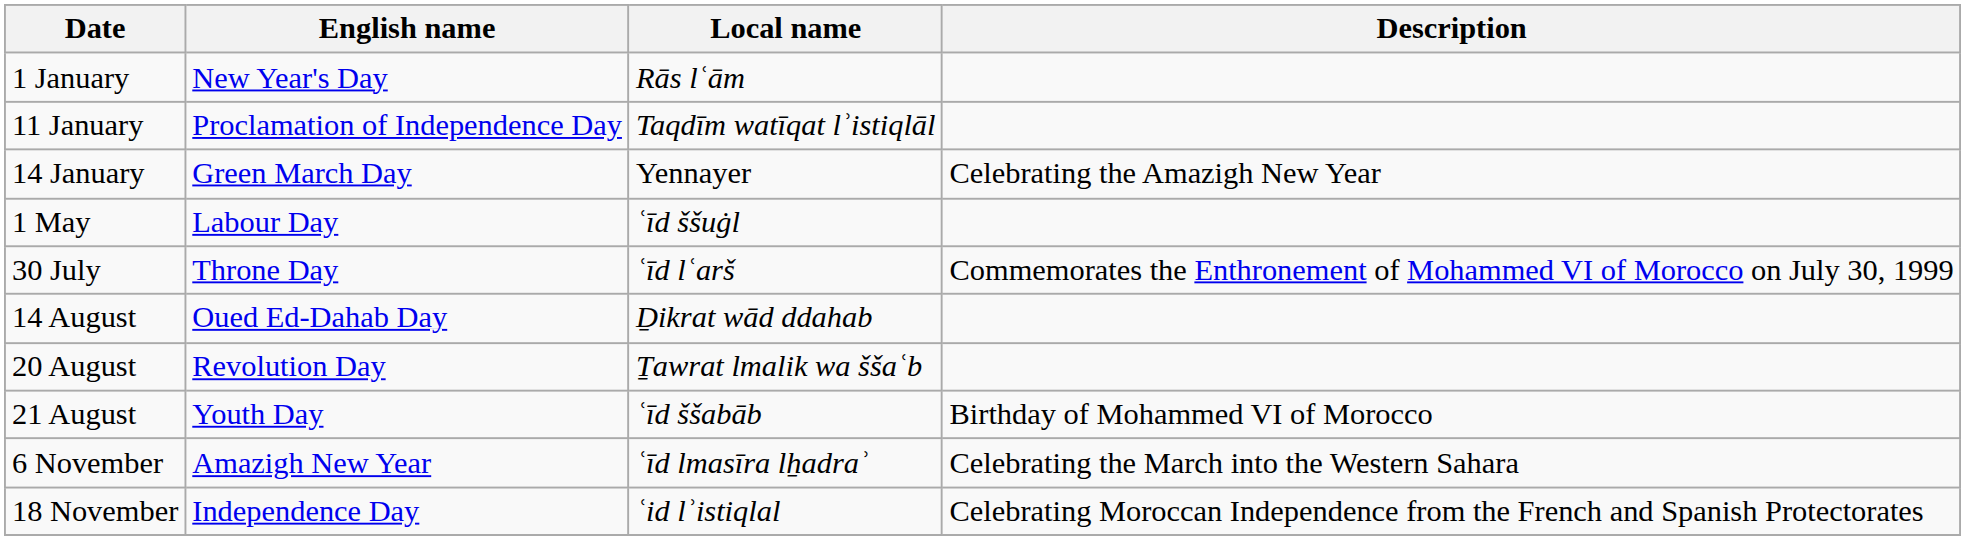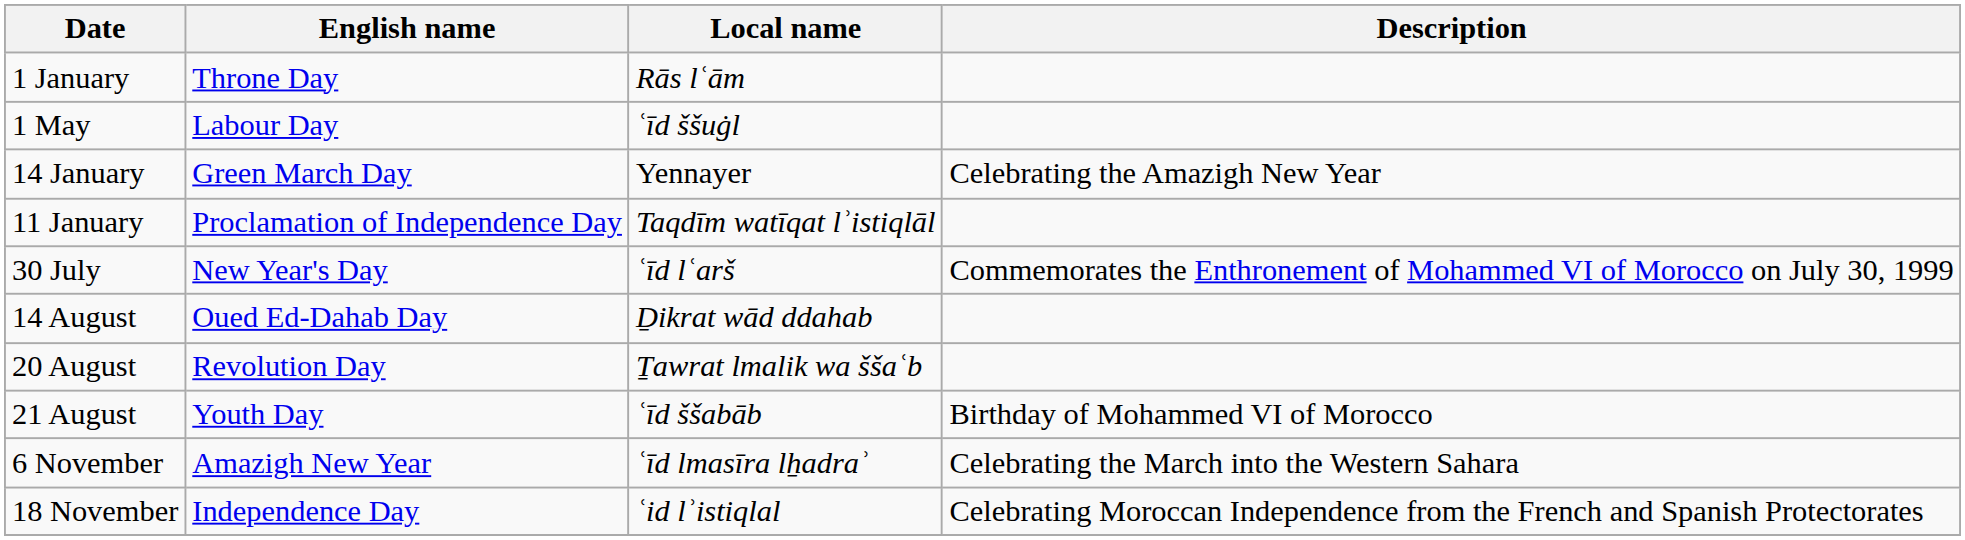(290, 76) New Year's Day -> (265, 76) Throne Day
rows swapped: (78, 125) <-> (51, 221)
(265, 269) Throne Day -> (290, 269) New Year's Day
